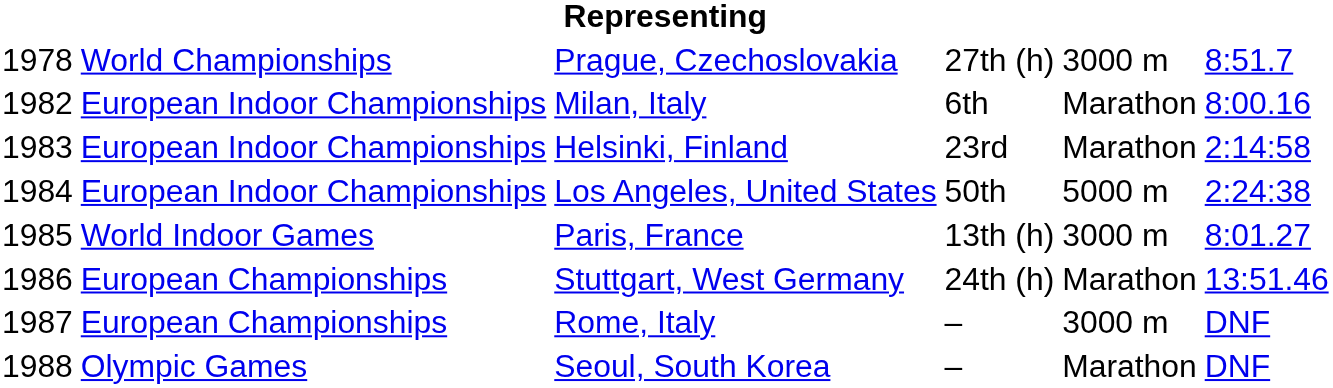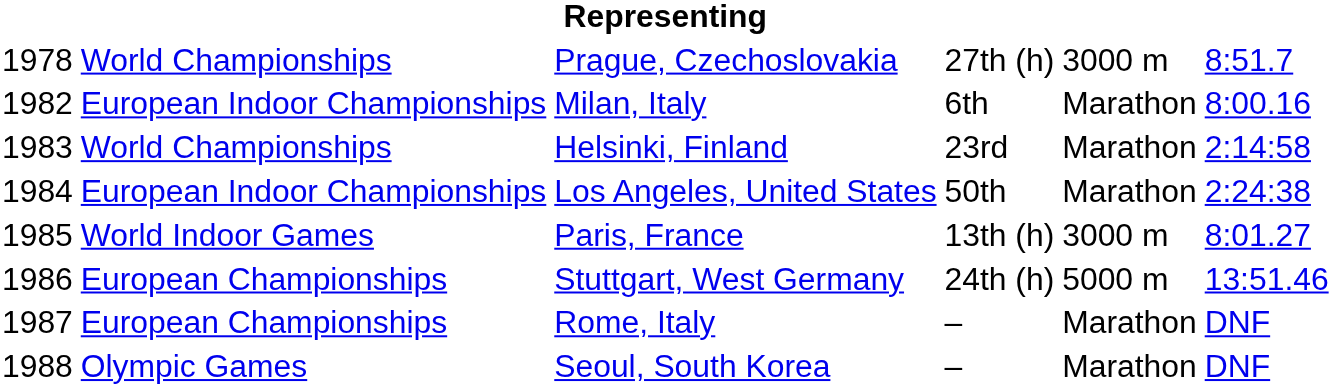(314, 147) European Indoor Championships -> (236, 147) World Championships
(1115, 191) 5000 m -> (1129, 191) Marathon
(1129, 279) Marathon -> (1115, 279) 5000 m
(1115, 322) 3000 m -> (1129, 322) Marathon
